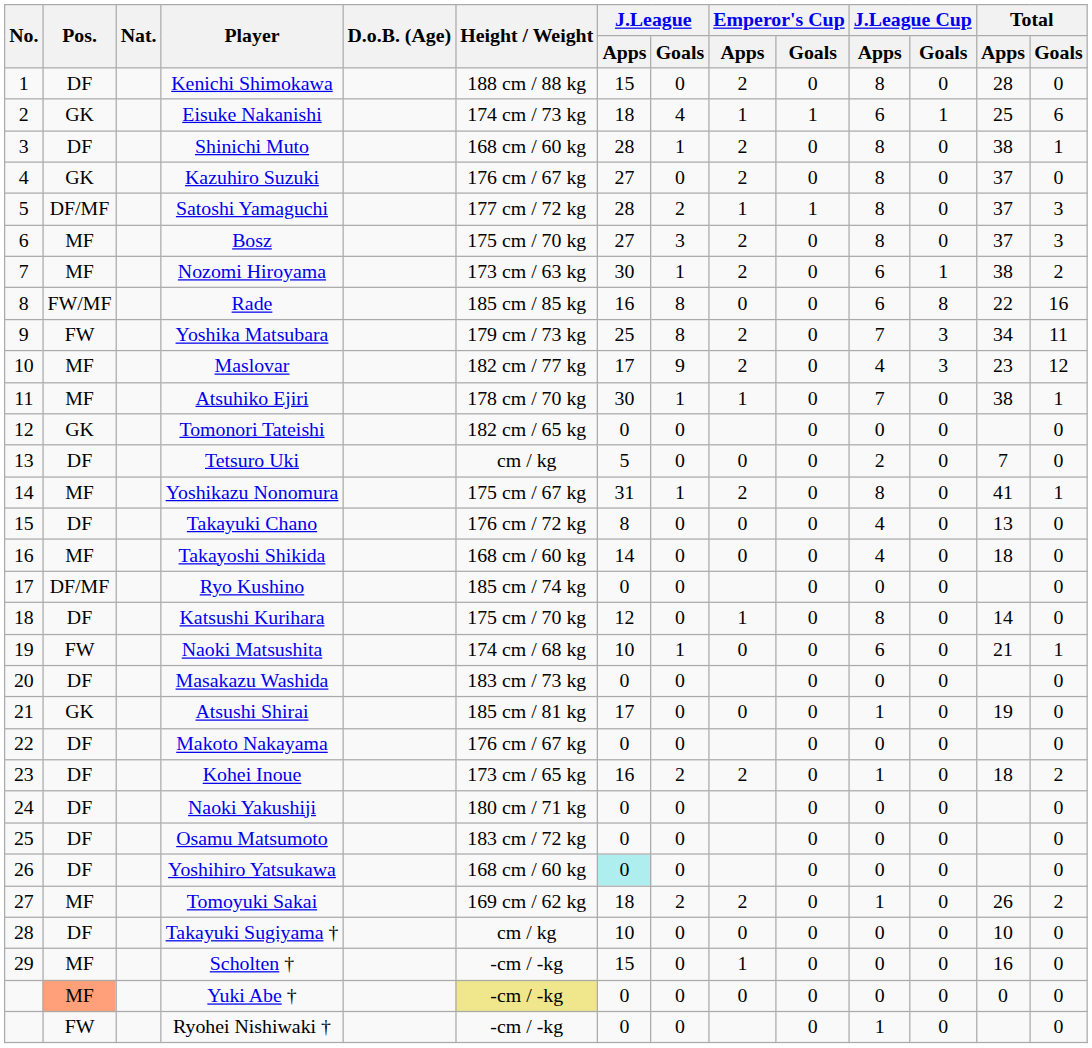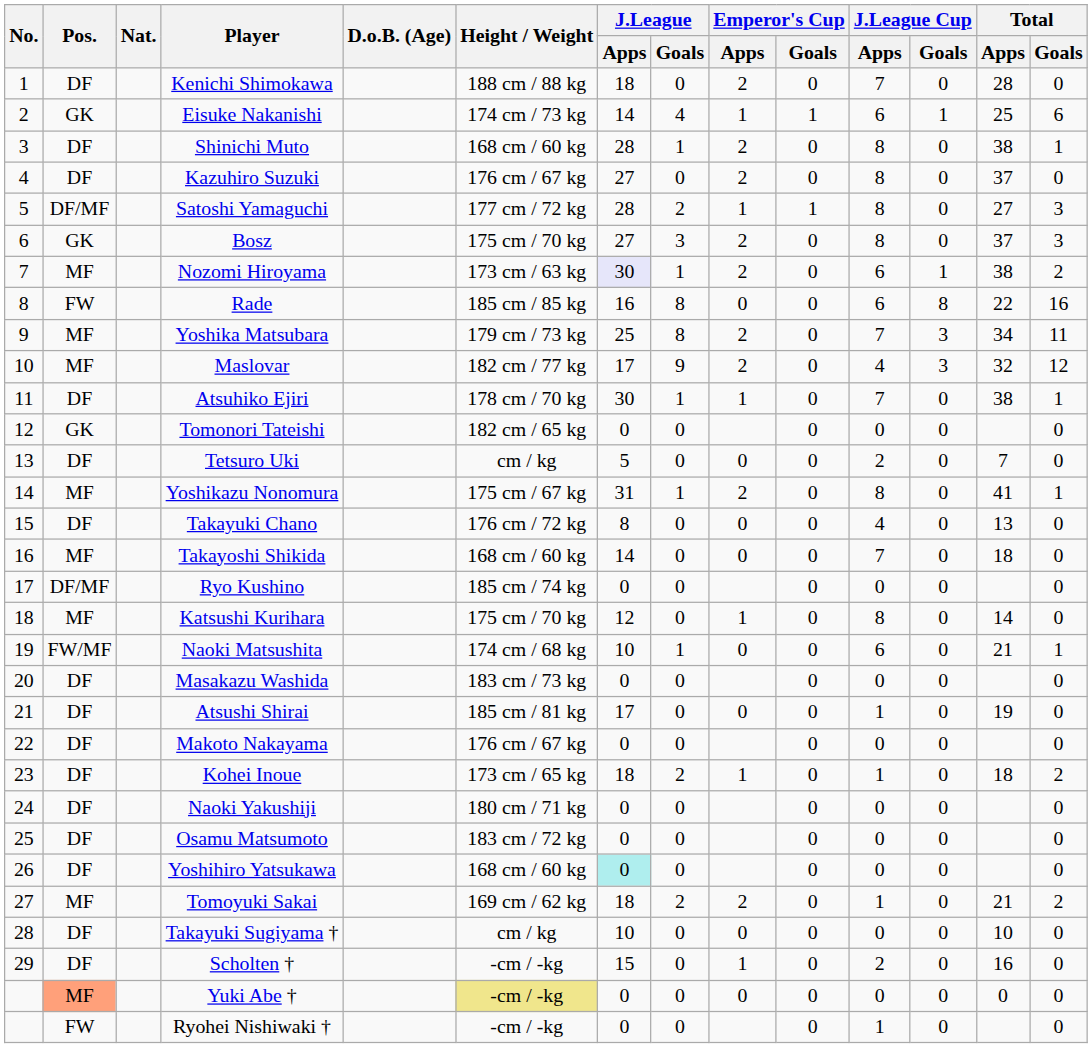(624, 83) 15 -> (624, 83) 18
(880, 83) 8 -> (880, 83) 7
(624, 114) 18 -> (624, 114) 14
(80, 177) GK -> (80, 177) DF
(1003, 209) 37 -> (1003, 209) 27
(80, 240) MF -> (80, 240) GK
(624, 271) no background -> (624, 271) lavender background
(80, 303) FW/MF -> (80, 303) FW
(80, 334) FW -> (80, 334) MF
(1003, 366) 23 -> (1003, 366) 32
(80, 397) MF -> (80, 397) DF
(880, 555) 4 -> (880, 555) 7
(80, 618) DF -> (80, 618) MF
(80, 649) FW -> (80, 649) FW/MF
(80, 712) GK -> (80, 712) DF
(624, 775) 16 -> (624, 775) 18
(742, 775) 2 -> (742, 775) 1
(1003, 901) 26 -> (1003, 901) 21
(80, 964) MF -> (80, 964) DF
(880, 964) 0 -> (880, 964) 2
